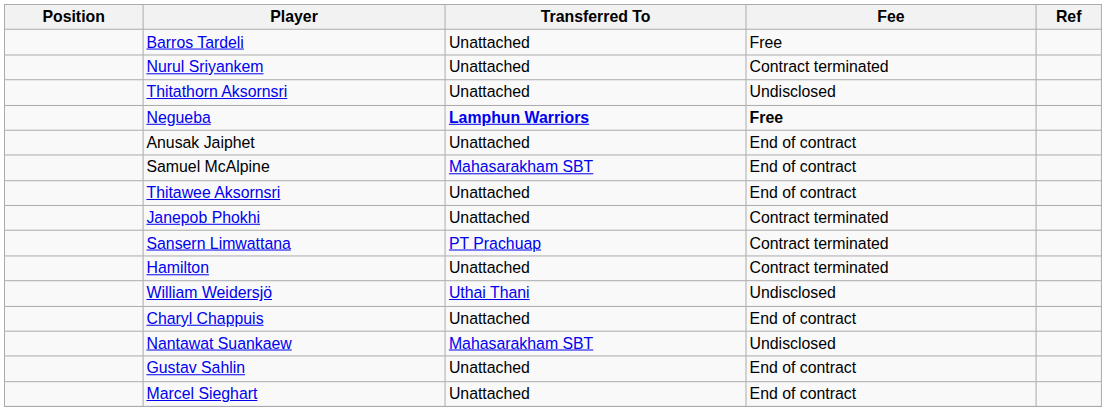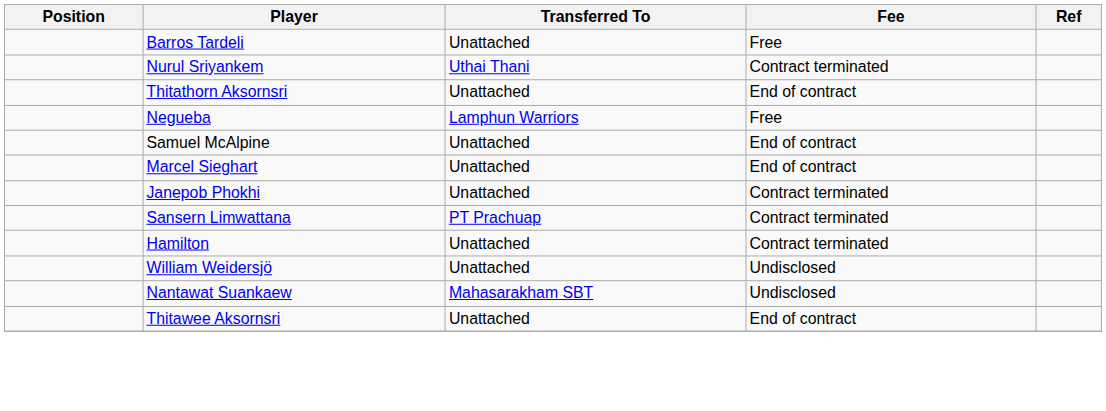(489, 67) Unattached -> (489, 67) Uthai Thani
(793, 92) Undisclosed -> (803, 92) End of contract
(519, 117) bold -> (514, 117) normal
(766, 117) bold -> (766, 117) normal
- row: (201, 142)
(521, 167) Mahasarakham SBT -> (489, 142) Unattached
rows swapped: (213, 192) <-> (202, 393)
(489, 293) Uthai Thani -> (489, 268) Unattached
- row: (205, 318)
- row: (196, 368)
